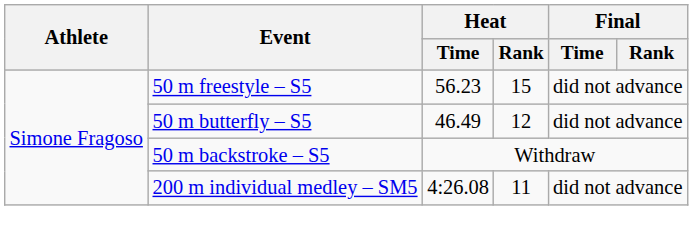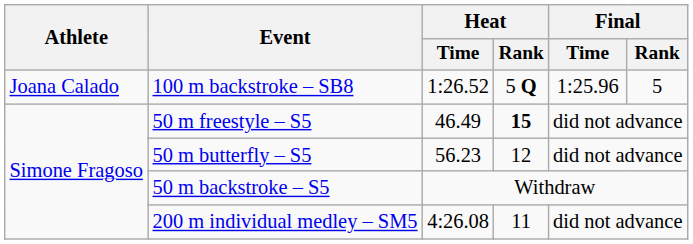+ row: (253, 87)
(458, 87) 56.23 -> (458, 121) 46.49
(521, 87) normal -> (521, 121) bold
(458, 121) 46.49 -> (458, 154) 56.23
